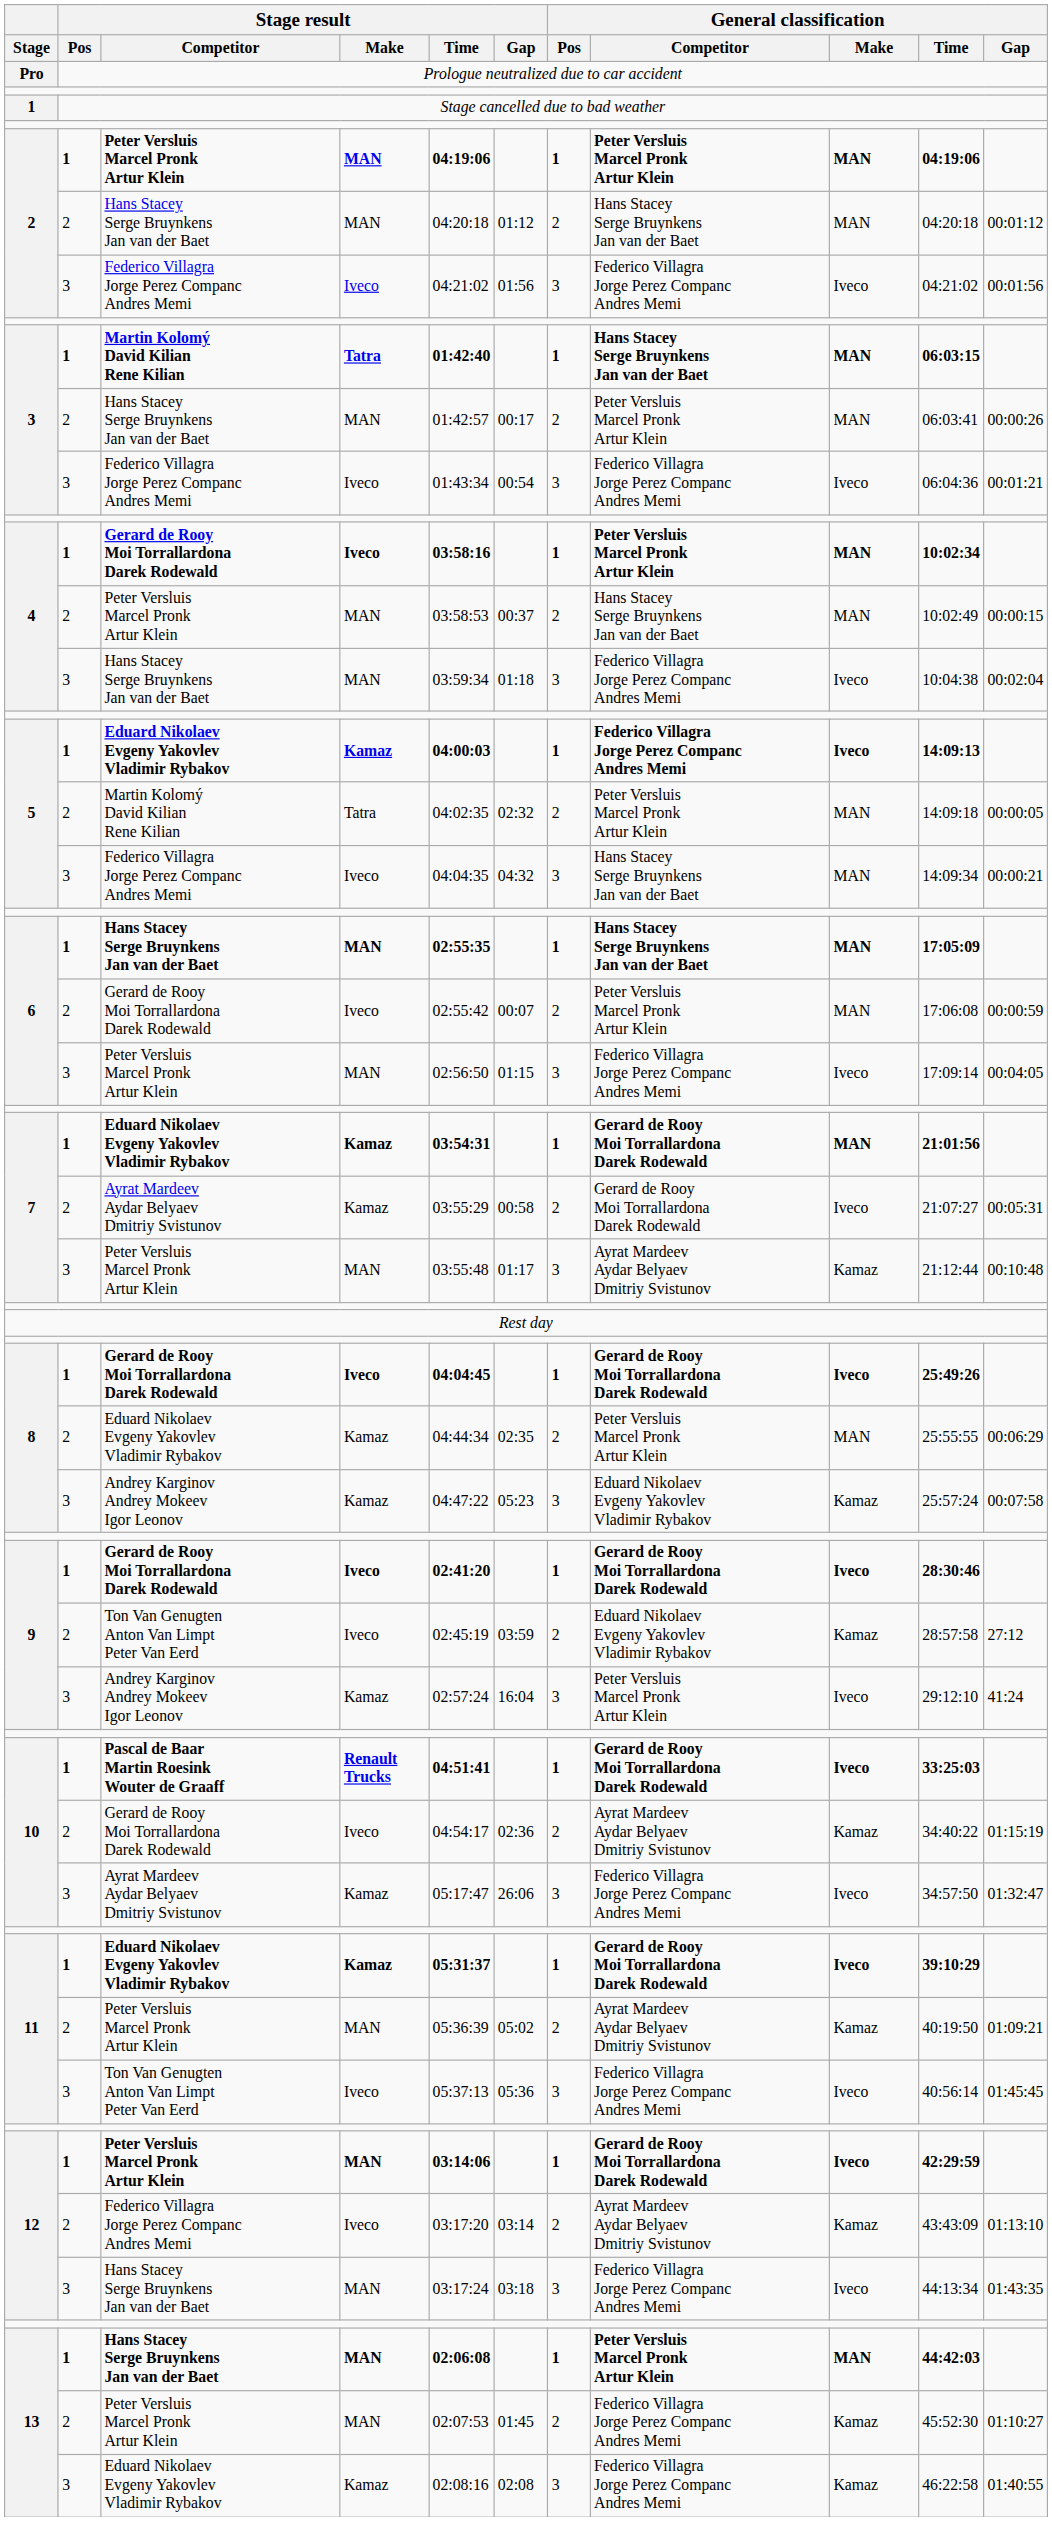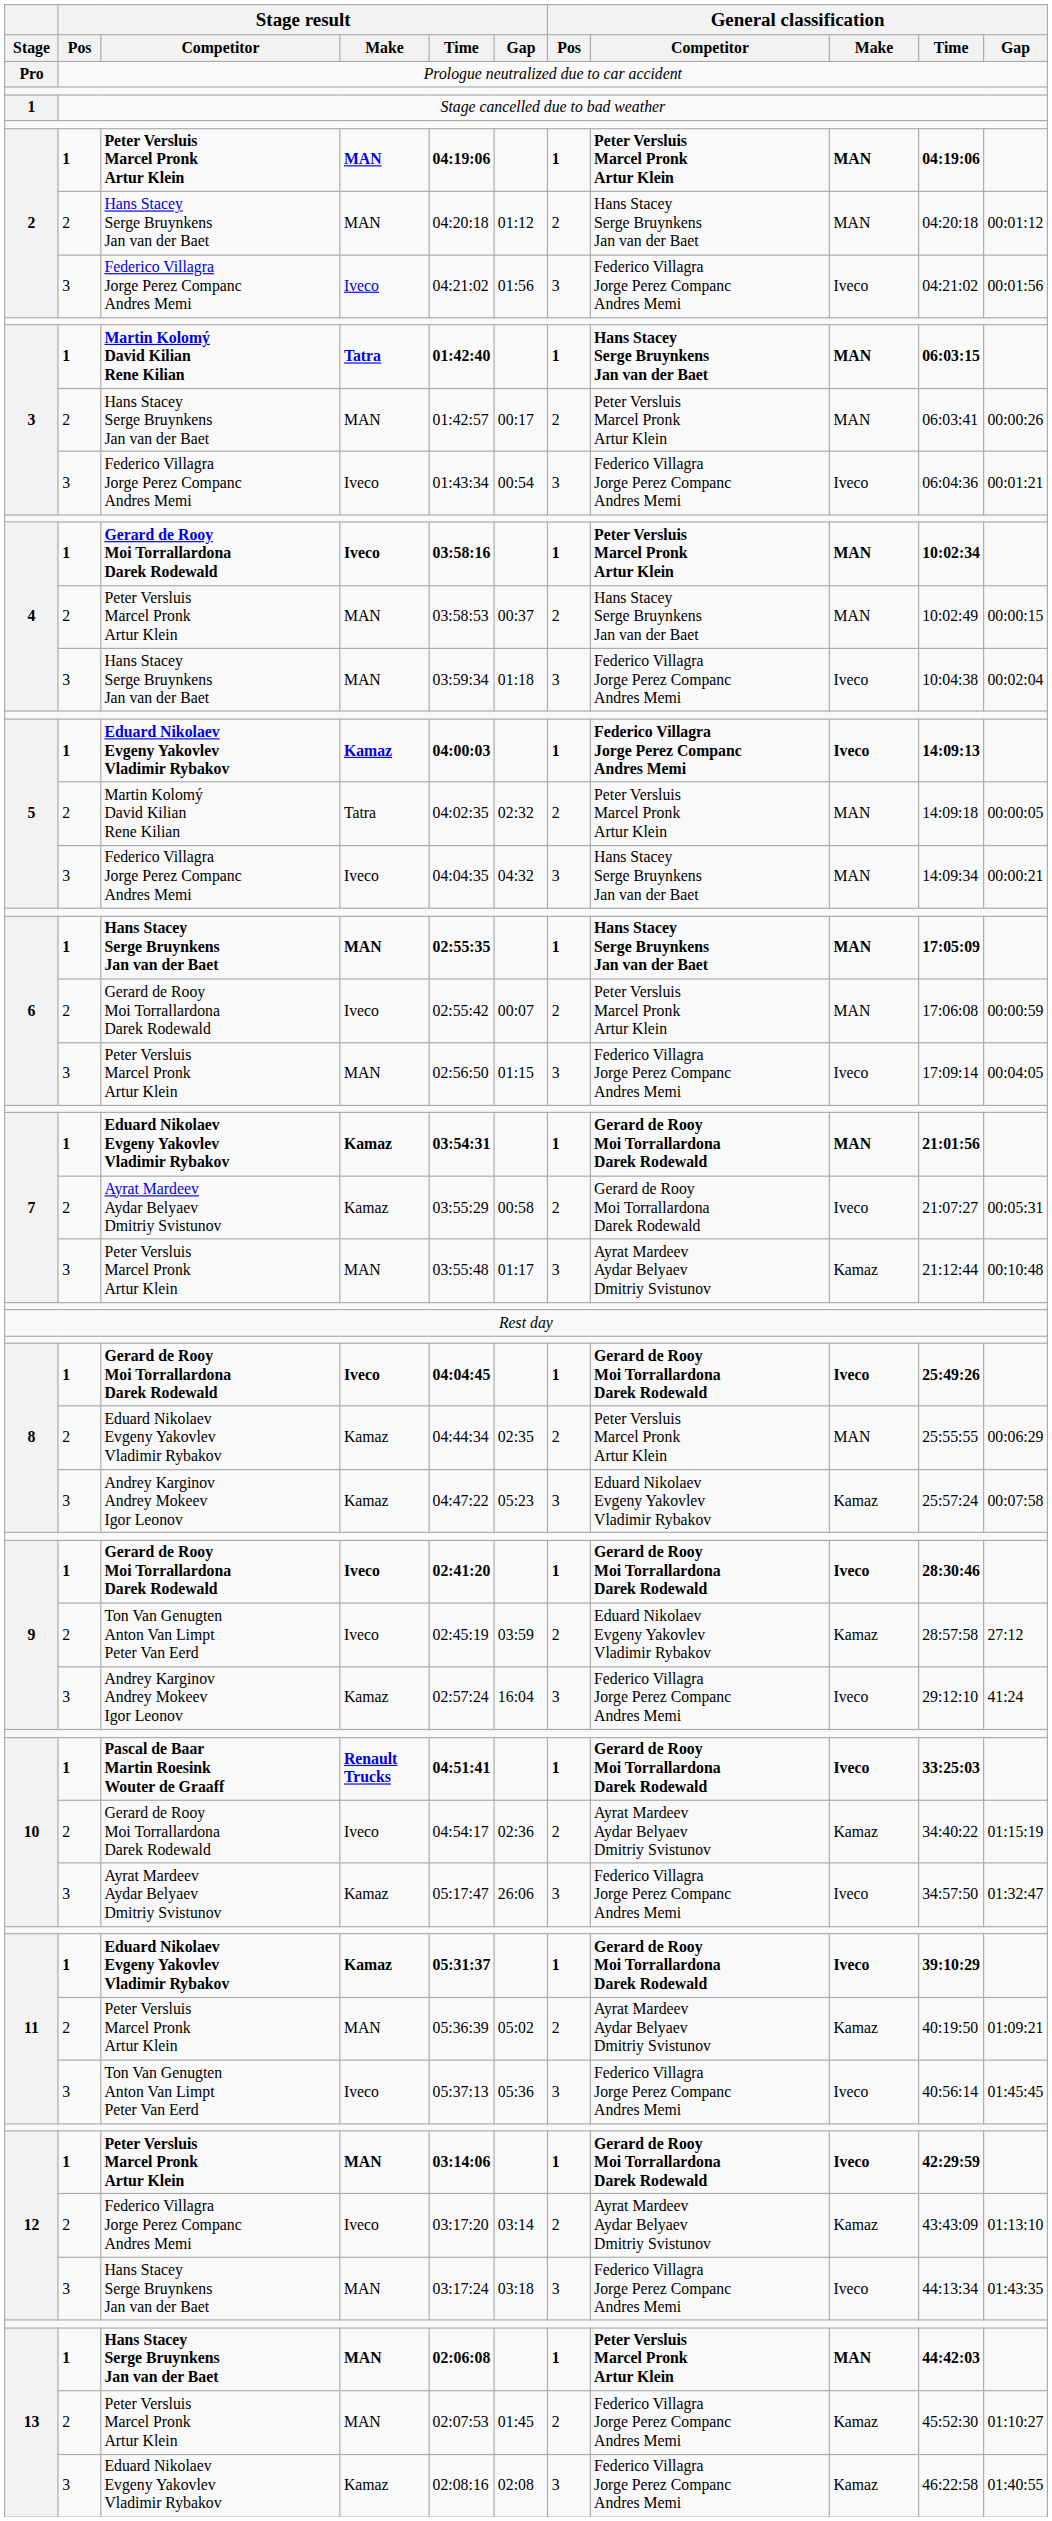(637, 1697) Peter Versluis Marcel Pronk Artur Klein -> (663, 1697) Federico Villagra Jorge Perez Companc Andres Memi
